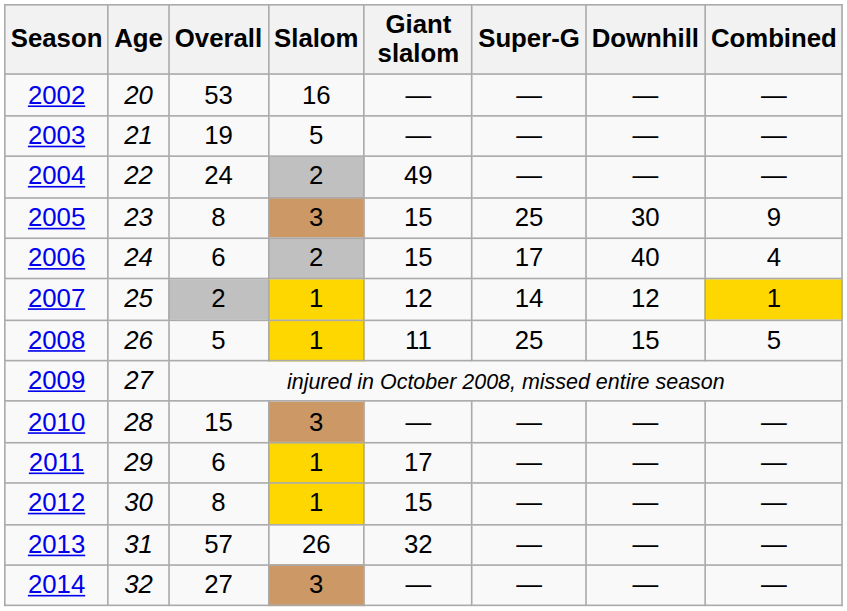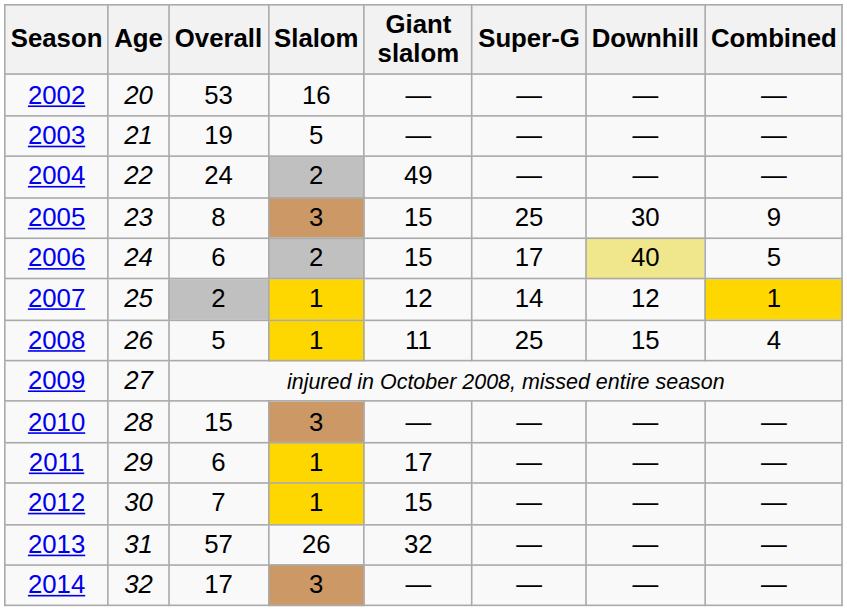(645, 258) no background -> (645, 258) khaki background
(774, 258) 4 -> (774, 258) 5
(774, 339) 5 -> (774, 339) 4
(218, 503) 8 -> (218, 503) 7
(218, 585) 27 -> (218, 585) 17
